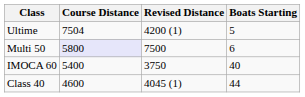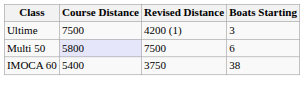(73, 30) 7504 -> (73, 30) 7500
(232, 30) 5 -> (232, 30) 3
(235, 65) 40 -> (235, 65) 38
- row: (26, 83)
